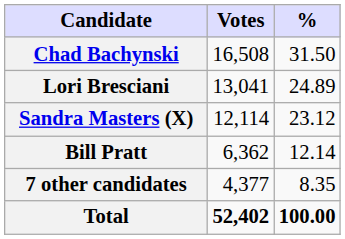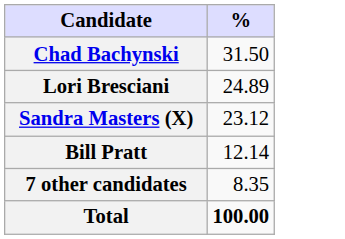- column: (241, 20)
